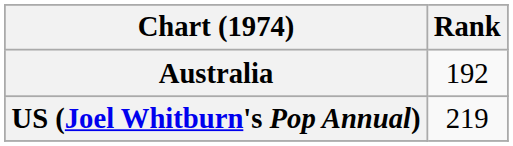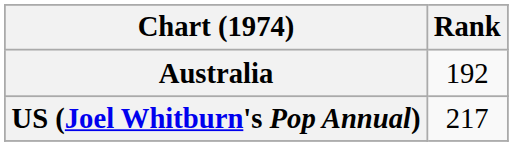(467, 118) 219 -> (467, 118) 217
